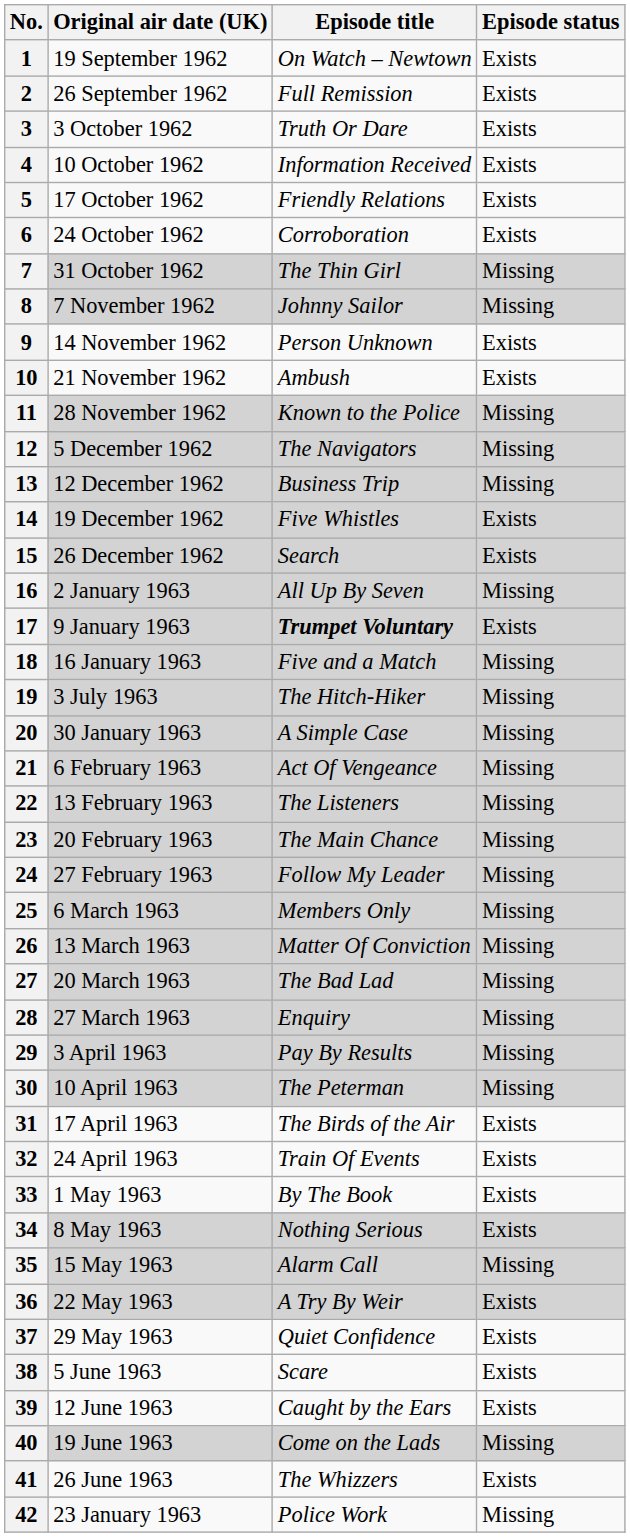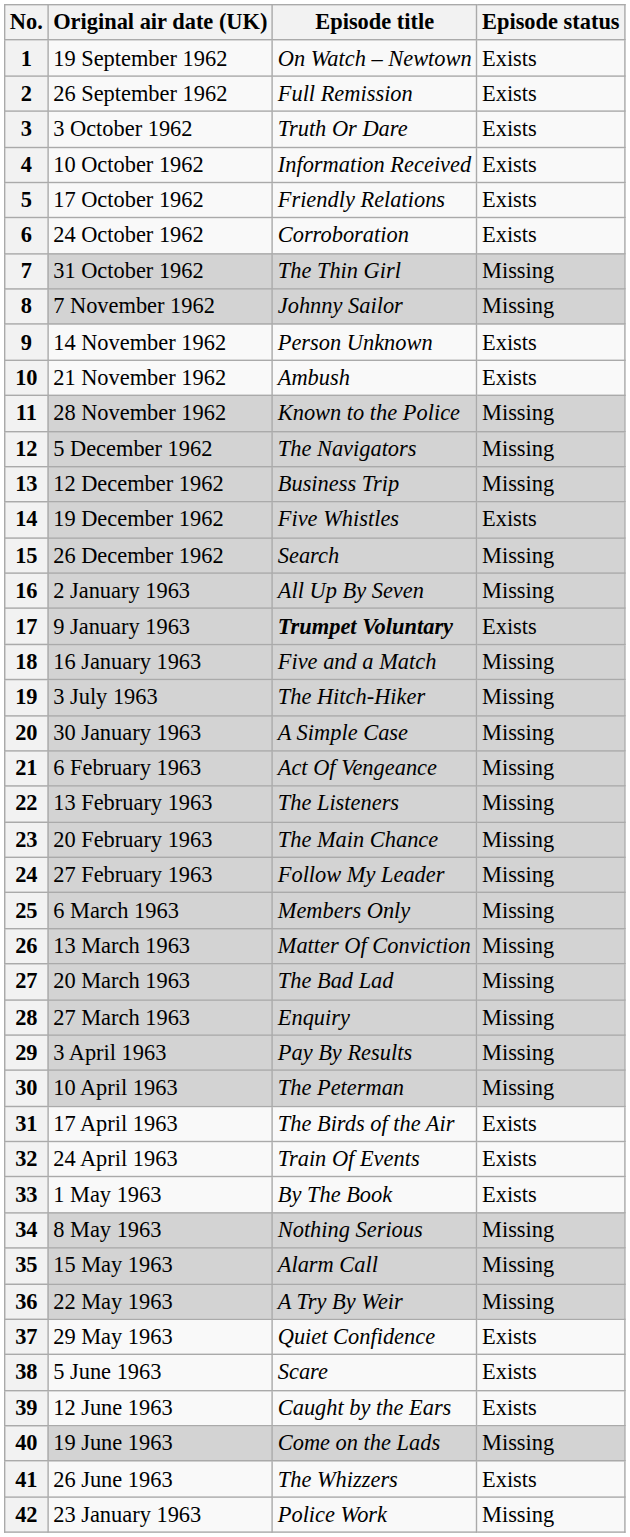(509, 555) Exists -> (518, 555) Missing
(509, 1230) Exists -> (518, 1230) Missing
(509, 1301) Exists -> (518, 1301) Missing
